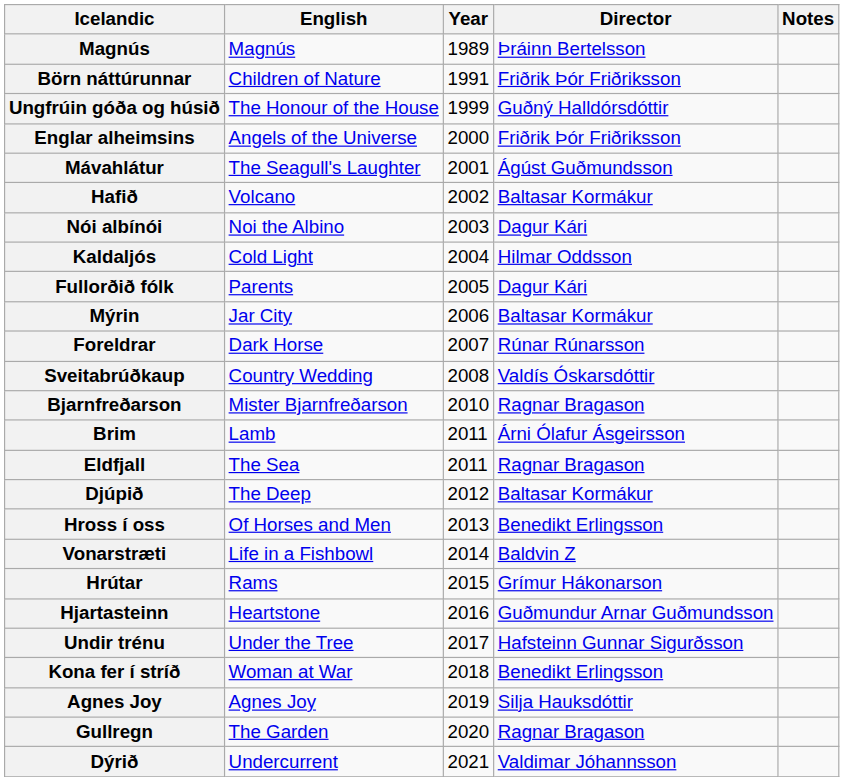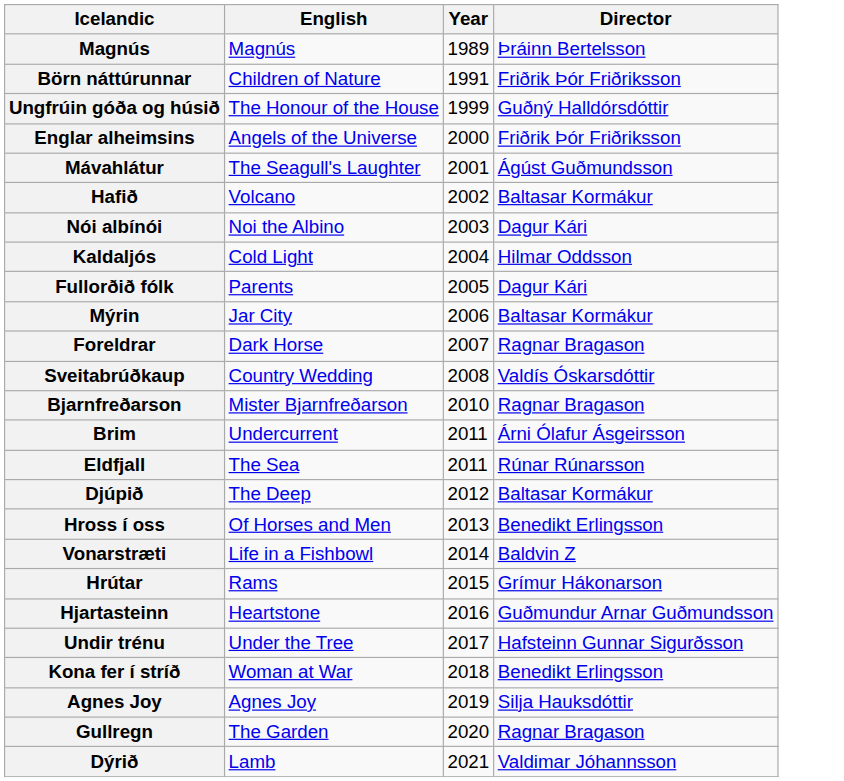- column: (808, 19)
(571, 345) Rúnar Rúnarsson -> (571, 345) Ragnar Bragason
(252, 434) Lamb -> (283, 434) Undercurrent
(571, 464) Ragnar Bragason -> (571, 464) Rúnar Rúnarsson
(283, 761) Undercurrent -> (252, 761) Lamb
